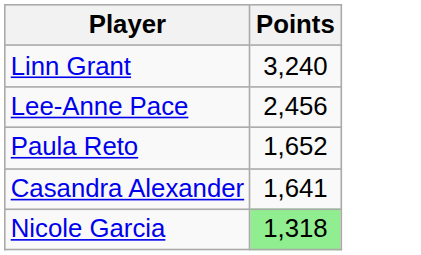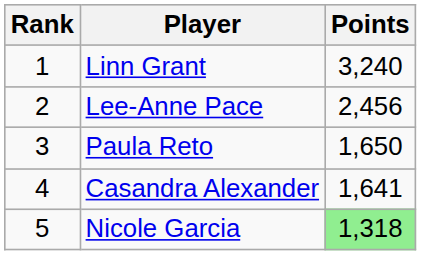+ column: (42, 24)
(295, 147) 1,652 -> (370, 147) 1,650
